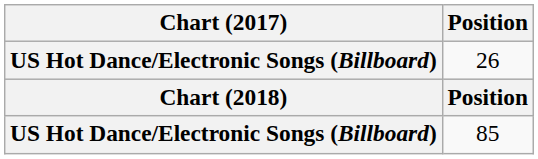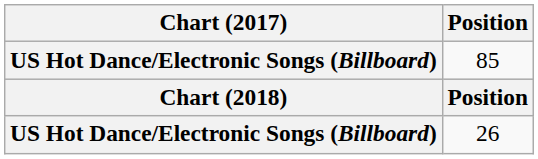rows swapped: (488, 134) <-> (488, 60)
